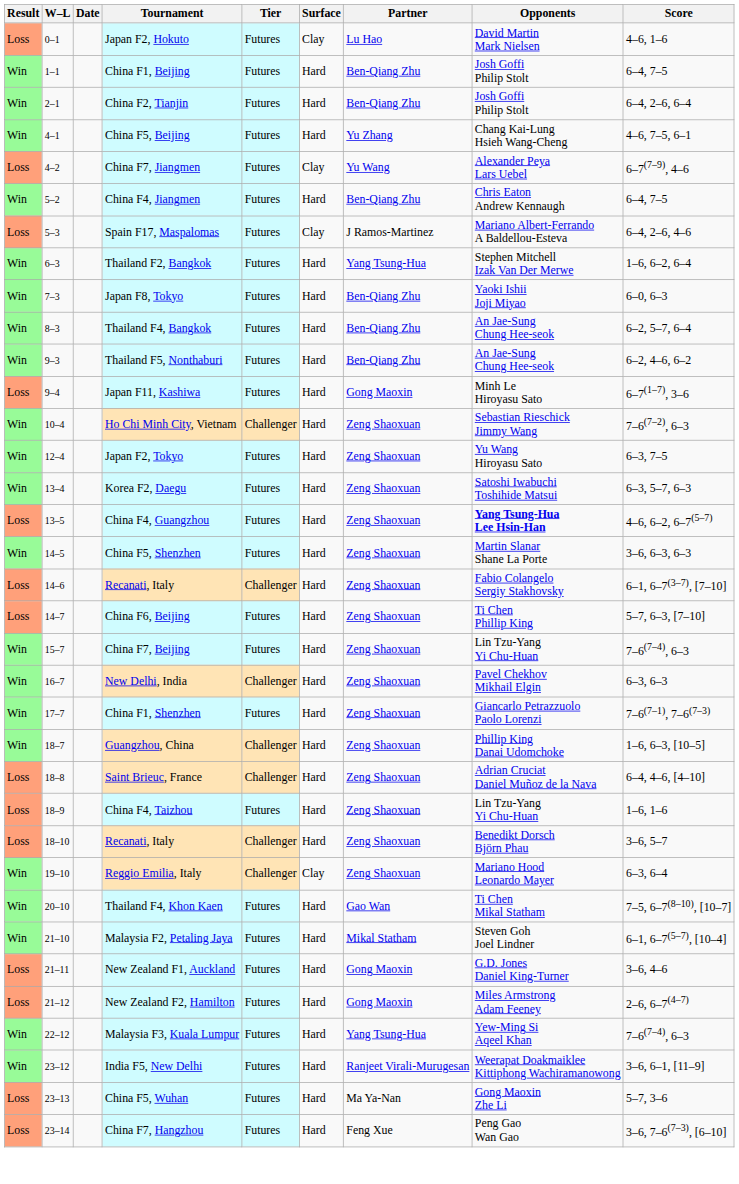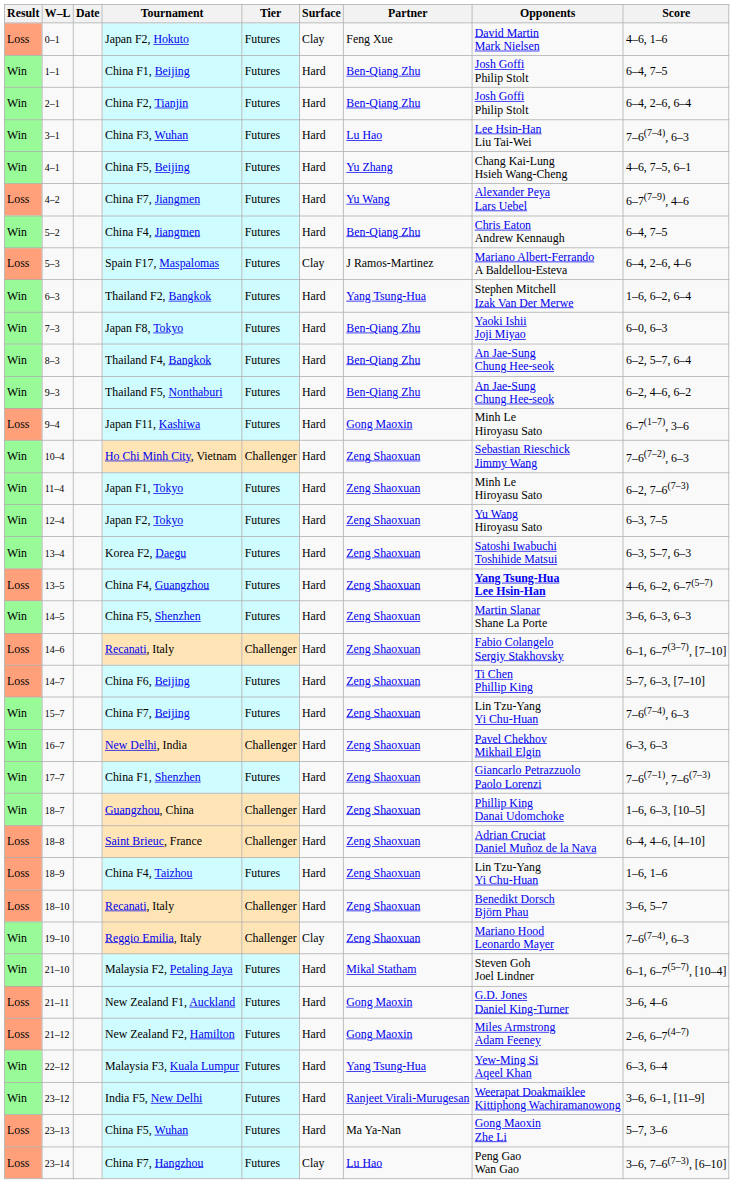(364, 39) Lu Hao -> (370, 39) Feng Xue
+ row: (52, 136)
(313, 167) Clay -> (314, 199) Hard
+ row: (54, 489)
(647, 873) 6–3, 6–4 -> (657, 938) 7–6(7–4), 6–3
- row: (57, 906)
(657, 1034) 7–6(7–4), 6–3 -> (647, 1066) 6–3, 6–4
(314, 1130) Hard -> (313, 1162) Clay
(370, 1130) Feng Xue -> (364, 1162) Lu Hao
